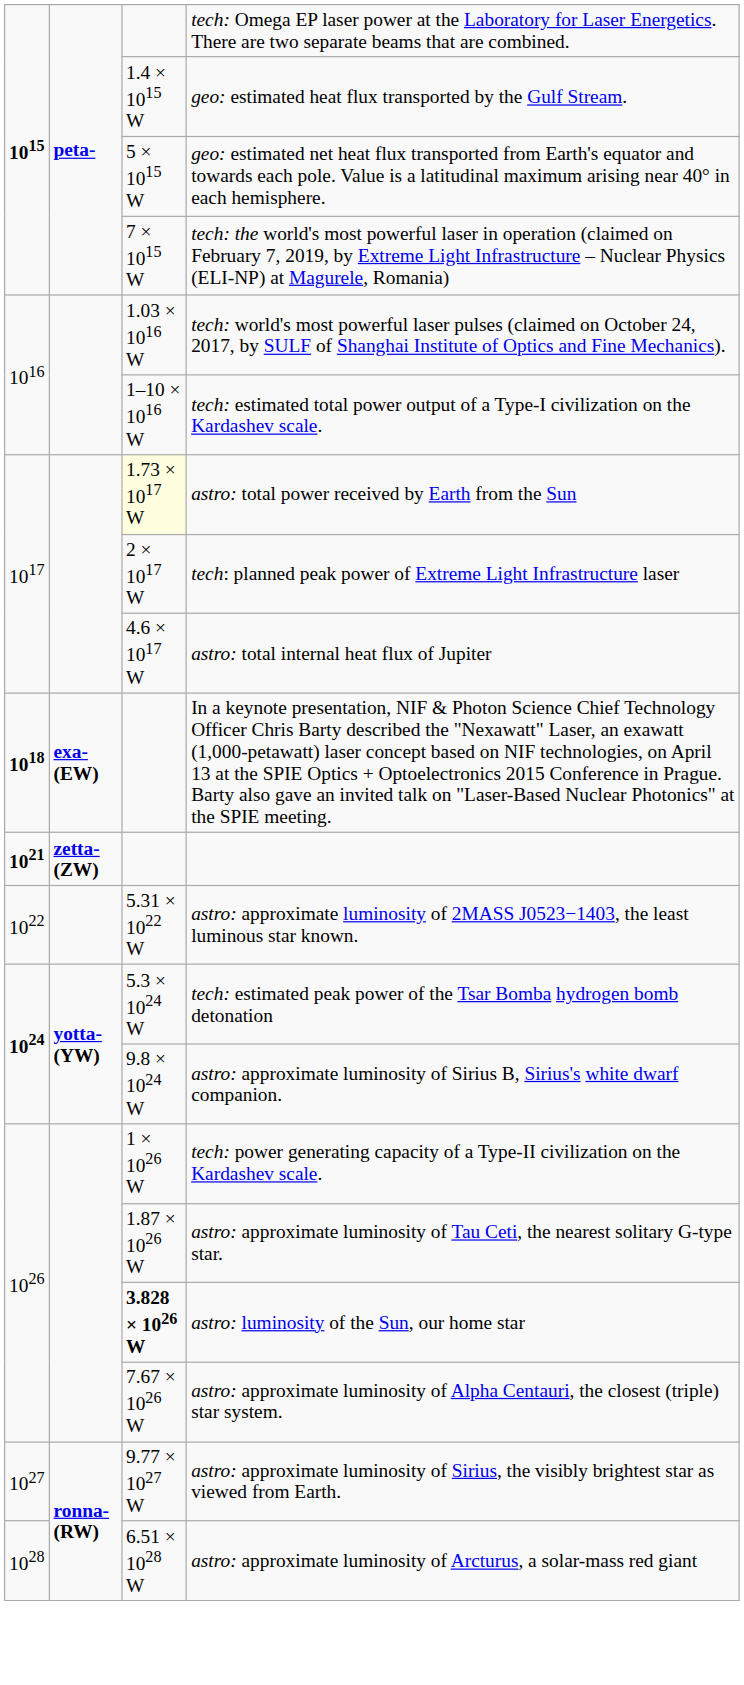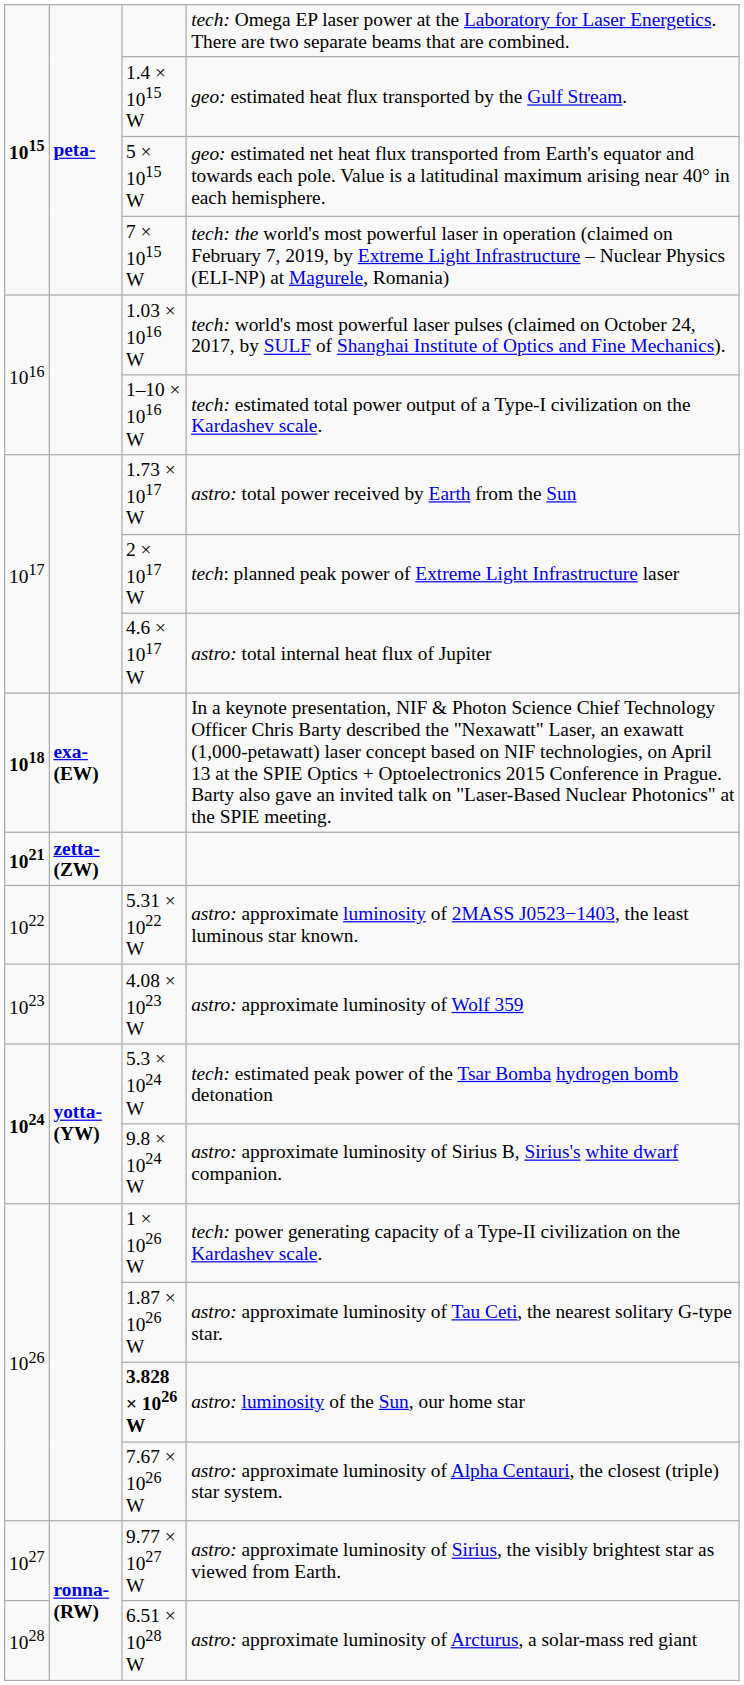(151, 494) lightyellow background -> (151, 494) no background
+ row: (357, 1004)
